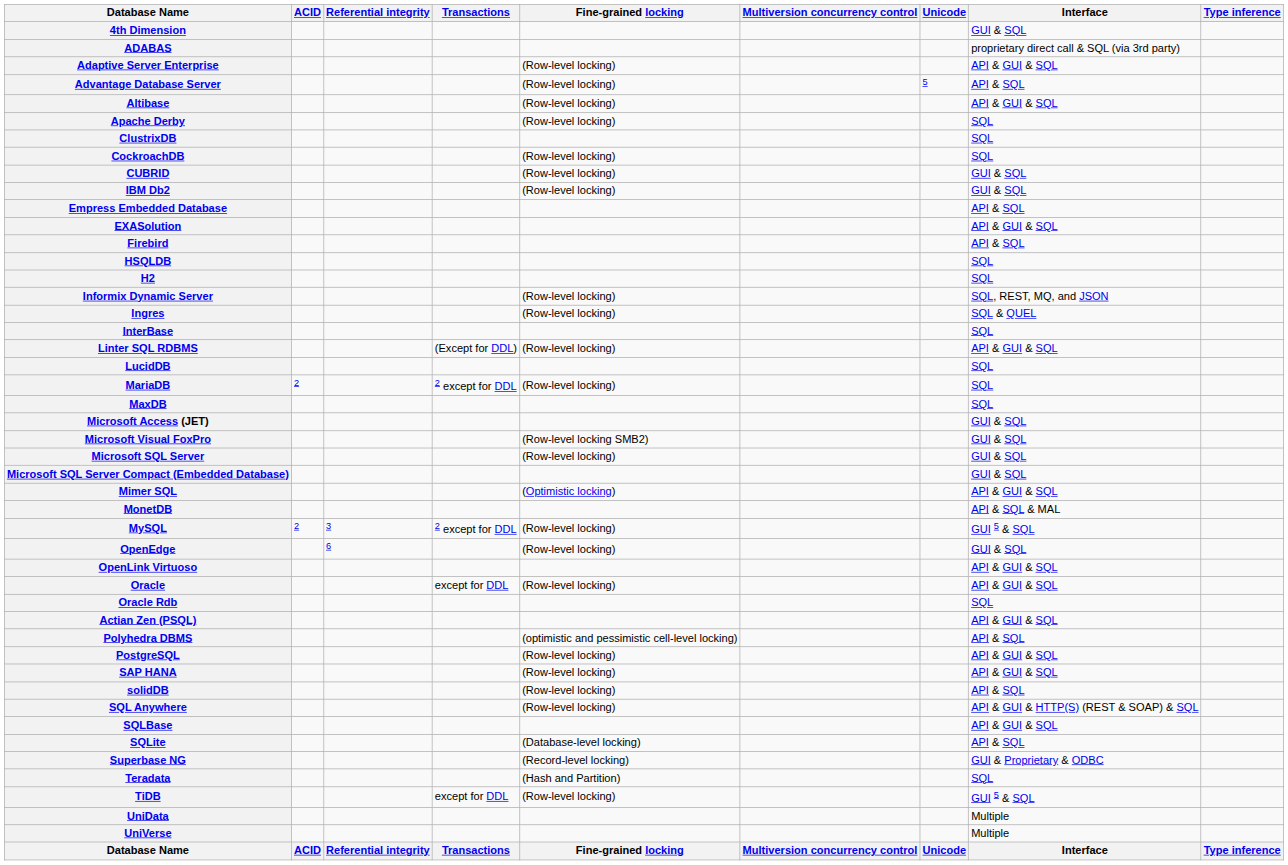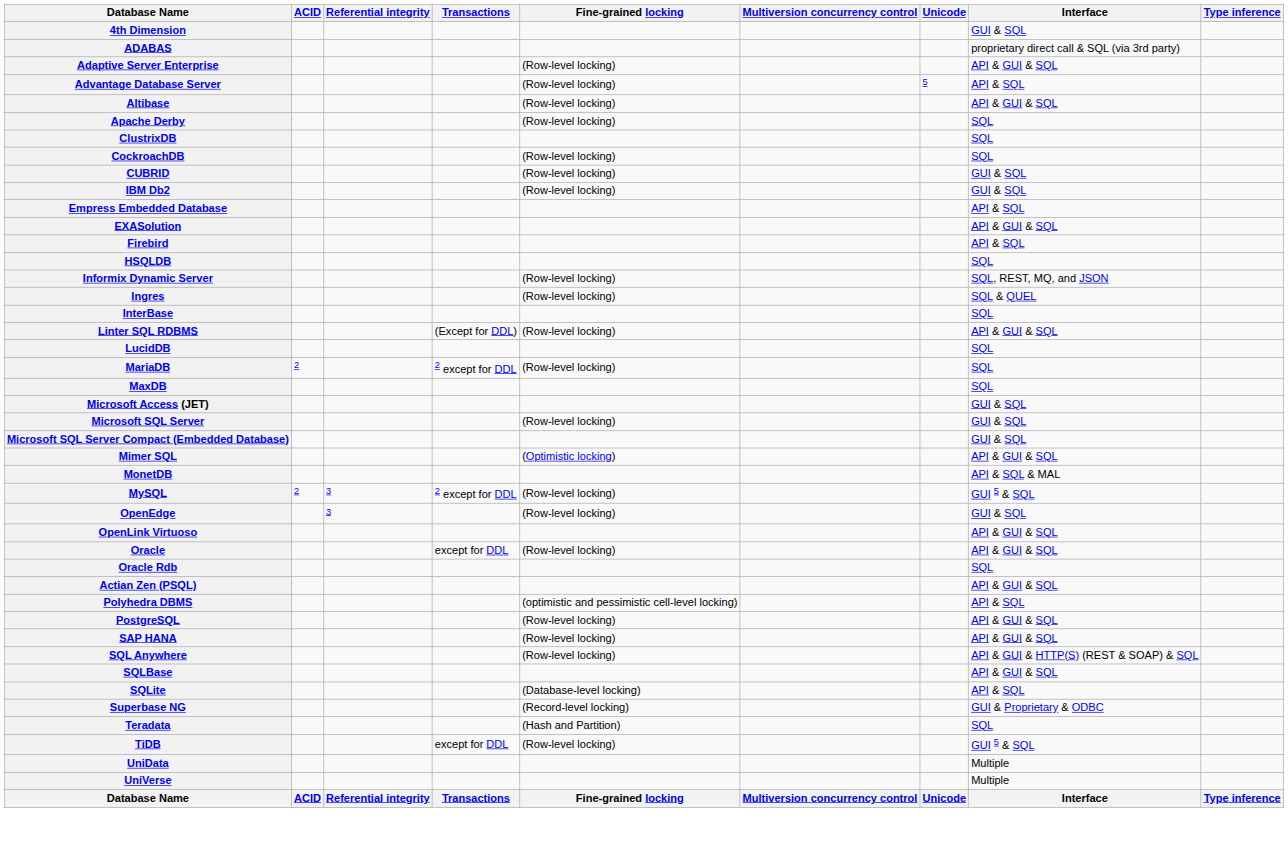- row: (148, 278)
- row: (148, 439)
(329, 546) 6 -> (329, 511) 3
- row: (148, 690)
